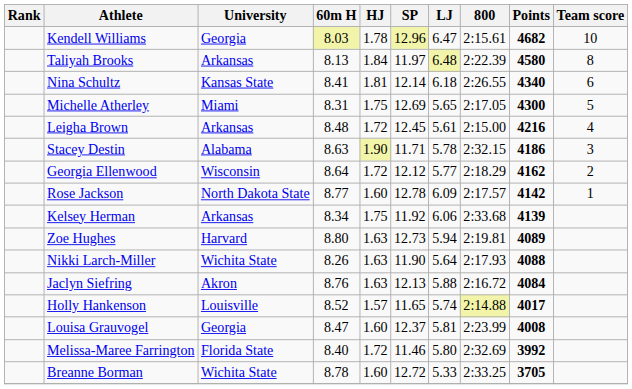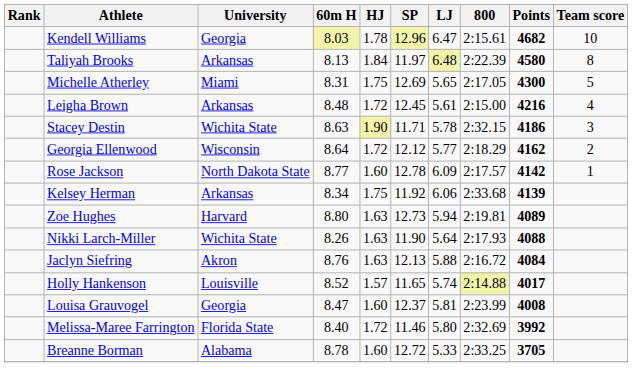- row: (84, 82)
(226, 149) Alabama -> (239, 127) Wichita State
(239, 372) Wichita State -> (226, 350) Alabama
